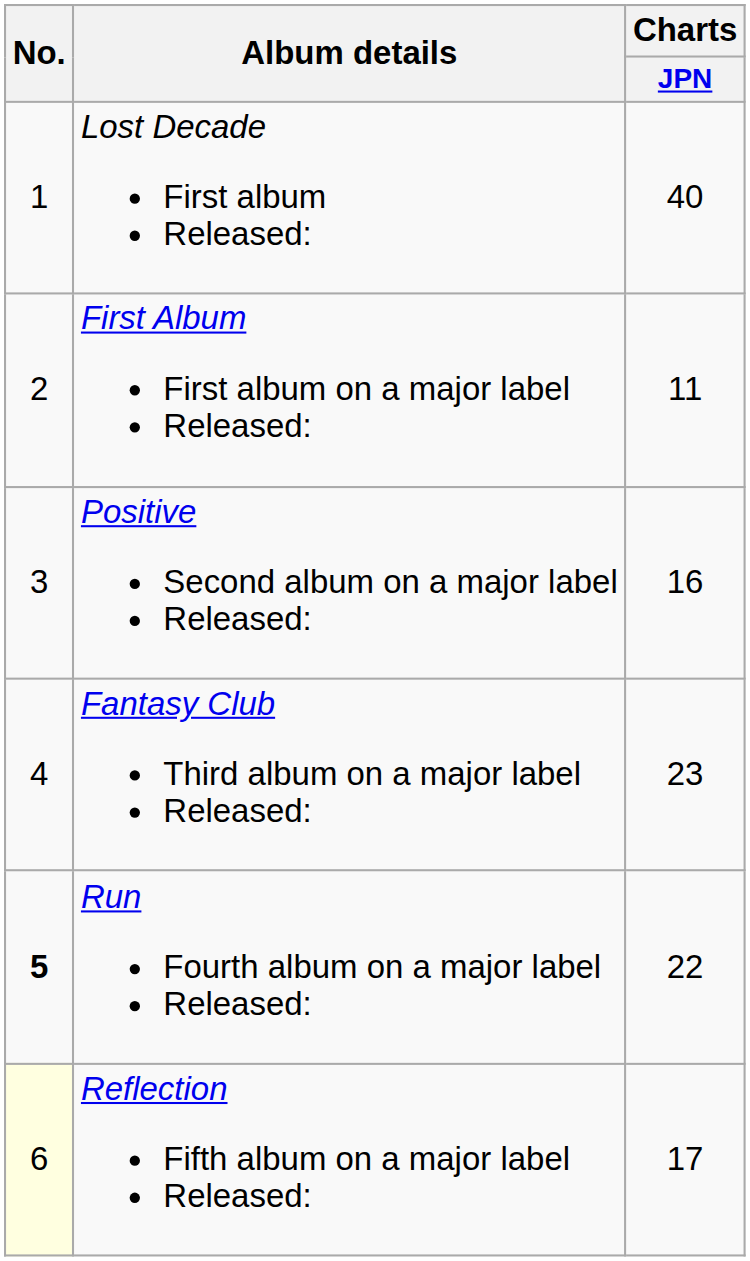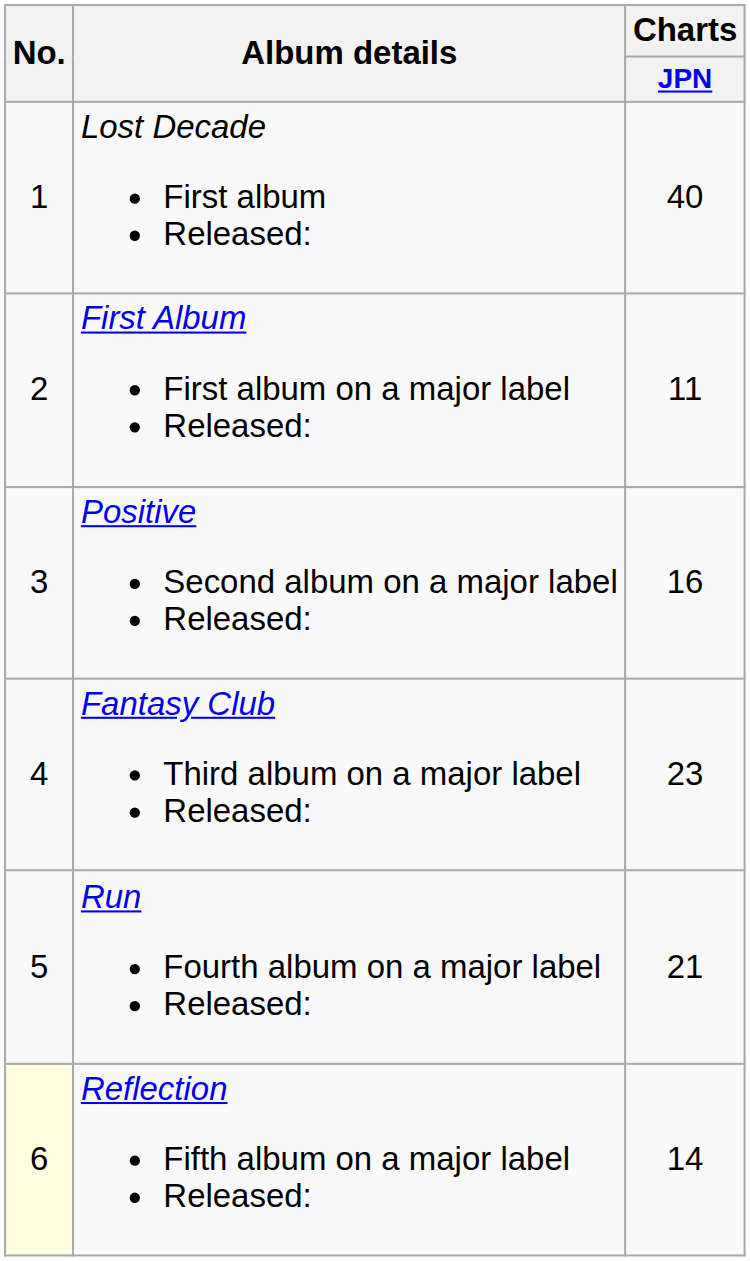(39, 966) bold -> (39, 966) normal
(685, 966) 22 -> (685, 966) 21
(685, 1158) 17 -> (685, 1158) 14
